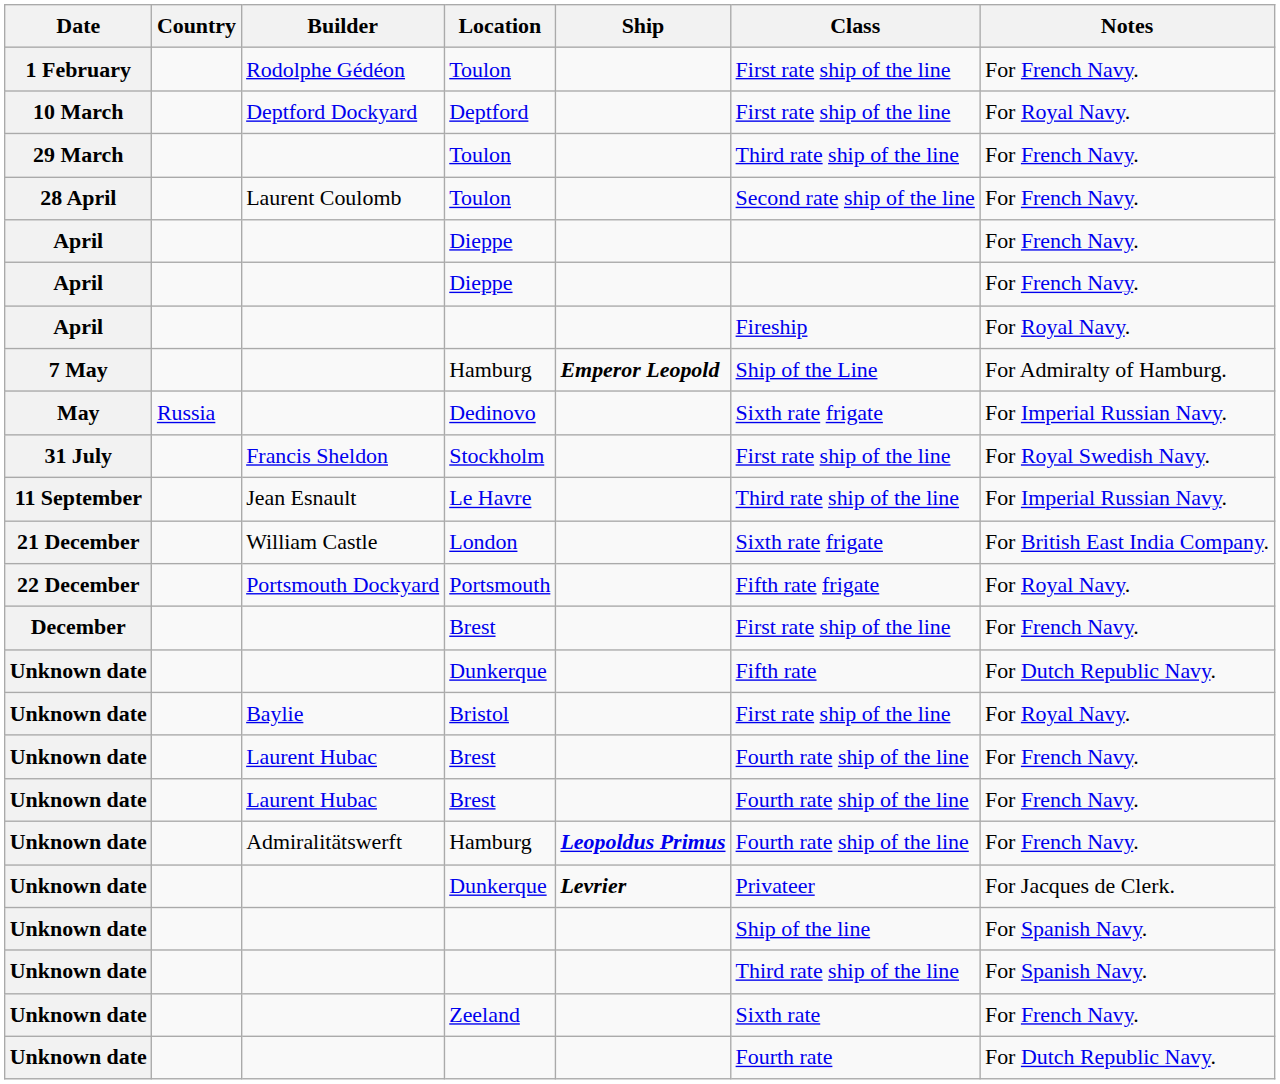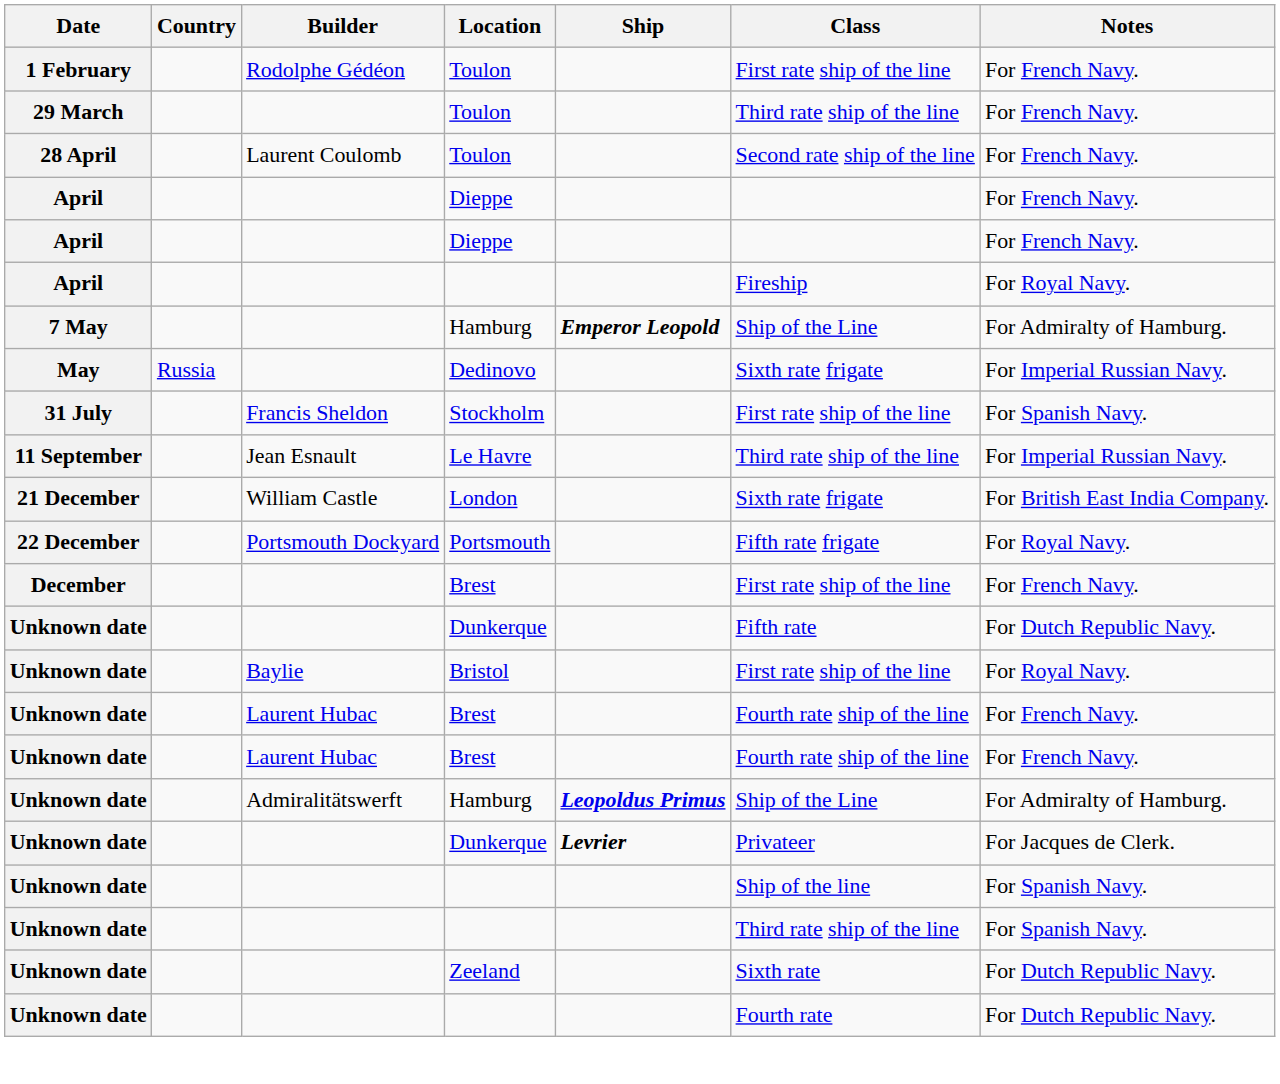- row: (78, 111)
(1097, 455) For Royal Swedish Navy. -> (1066, 412) For Spanish Navy.
(852, 842) Fourth rate ship of the line -> (807, 799) Ship of the Line
(1062, 842) For French Navy. -> (1106, 799) For Admiralty of Hamburg.
(1062, 1014) For French Navy. -> (1101, 971) For Dutch Republic Navy.
